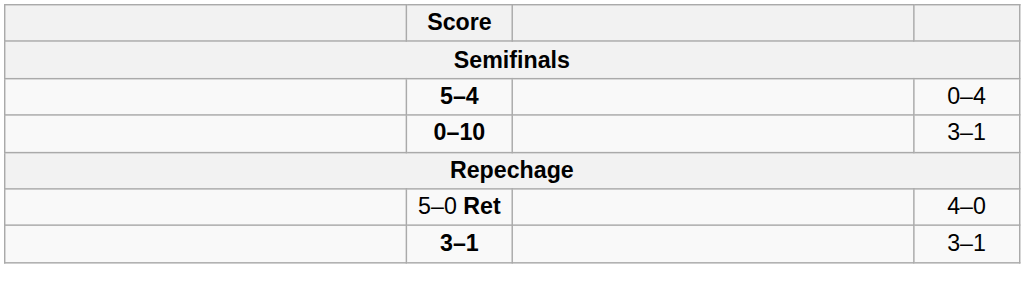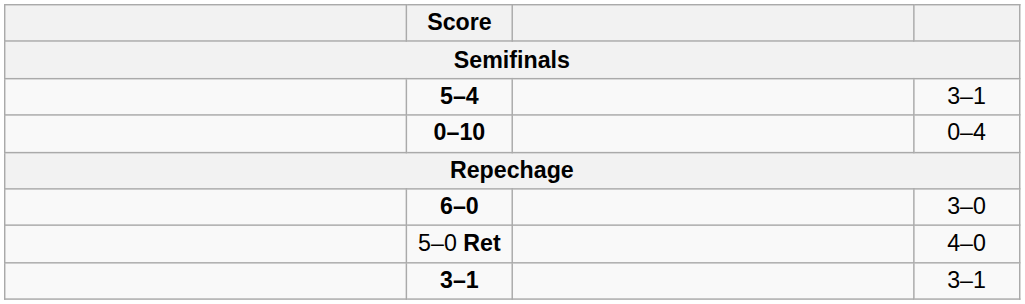(967, 96) 0–4 -> (967, 96) 3–1
(967, 133) 3–1 -> (967, 133) 0–4
+ row: (459, 206)
